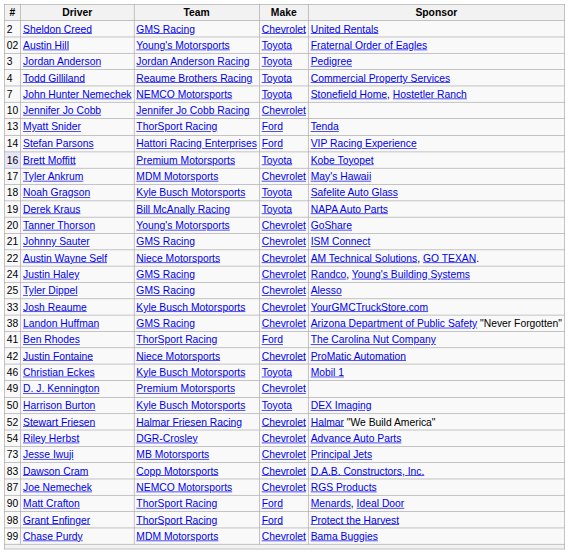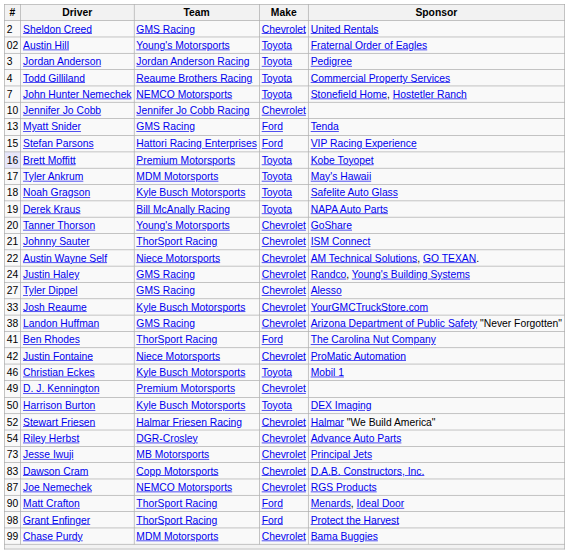(177, 127) ThorSport Racing -> (166, 127) GMS Racing
(12, 144) 14 -> (12, 144) 15
(284, 176) Chevrolet -> (277, 176) Toyota
(166, 242) GMS Racing -> (177, 242) ThorSport Racing
(12, 291) 25 -> (12, 291) 27
